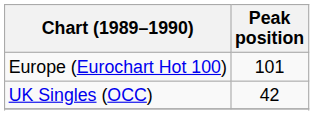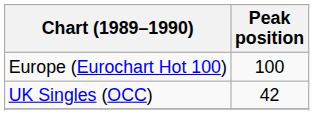(270, 66) 101 -> (270, 66) 100
